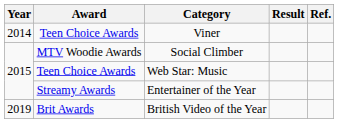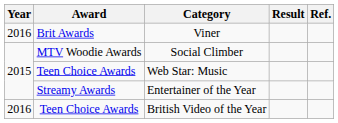(19, 33) 2014 -> (19, 33) 2016
(89, 33) Teen Choice Awards -> (65, 33) Brit Awards
(19, 109) 2019 -> (19, 109) 2016
(65, 109) Brit Awards -> (89, 109) Teen Choice Awards
